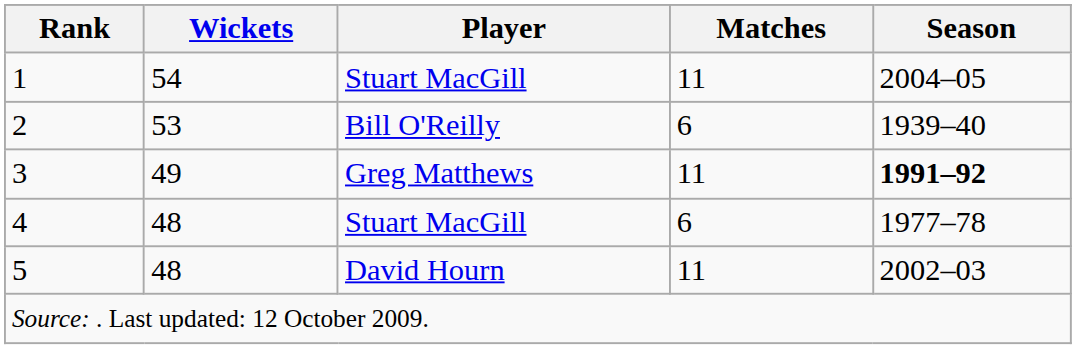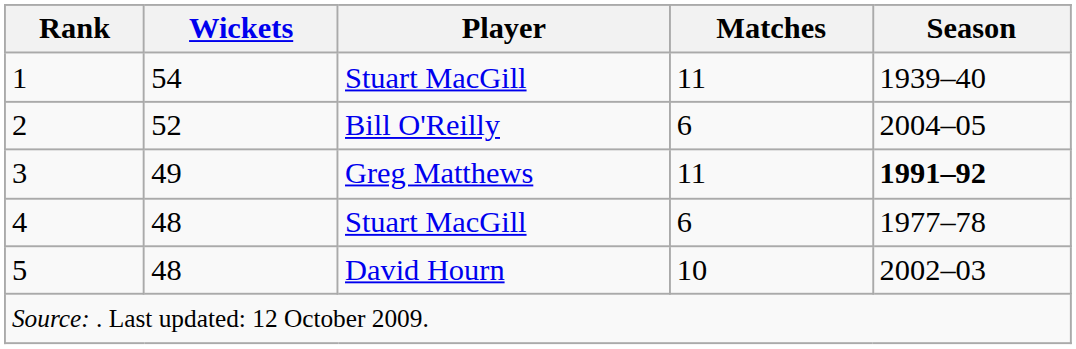(933, 76) 2004–05 -> (933, 76) 1939–40
(167, 125) 53 -> (167, 125) 52
(933, 125) 1939–40 -> (933, 125) 2004–05
(691, 269) 11 -> (692, 269) 10
